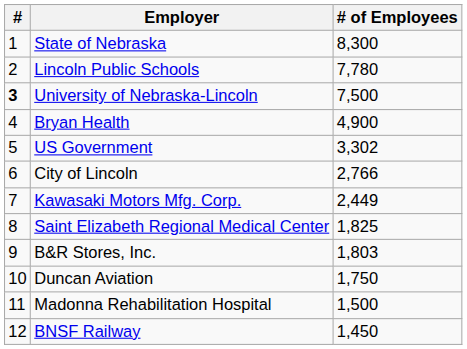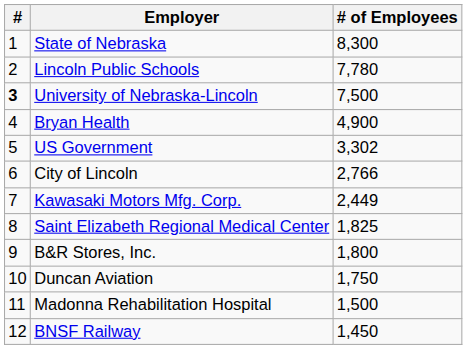(357, 252) 1,803 -> (357, 252) 1,800
